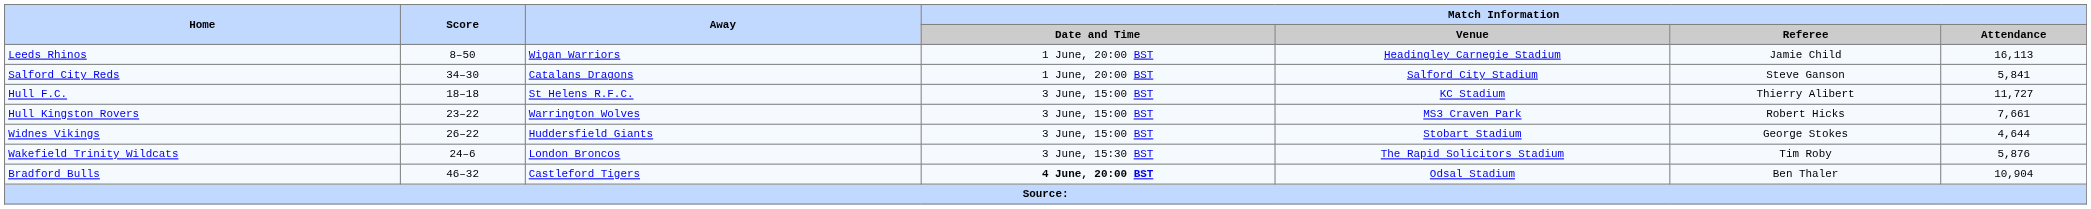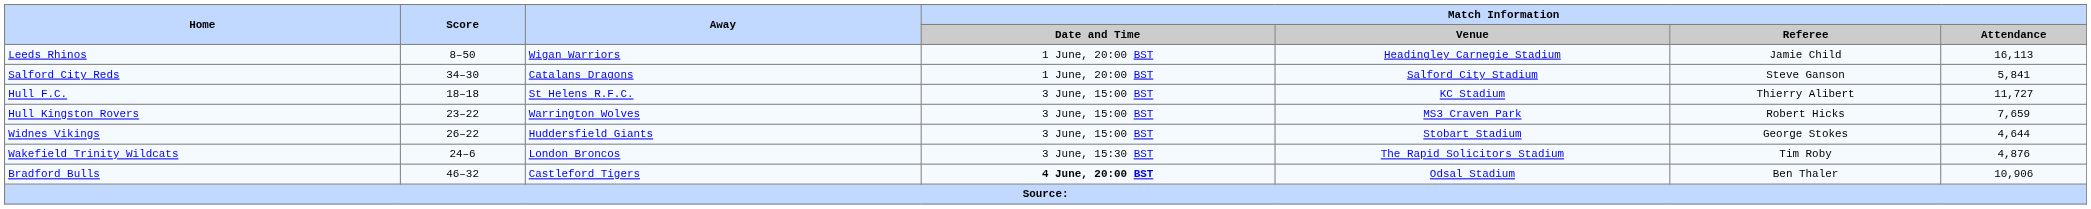(2014, 114) 7,661 -> (2014, 114) 7,659
(2014, 154) 5,876 -> (2014, 154) 4,876
(2014, 174) 10,904 -> (2014, 174) 10,906
